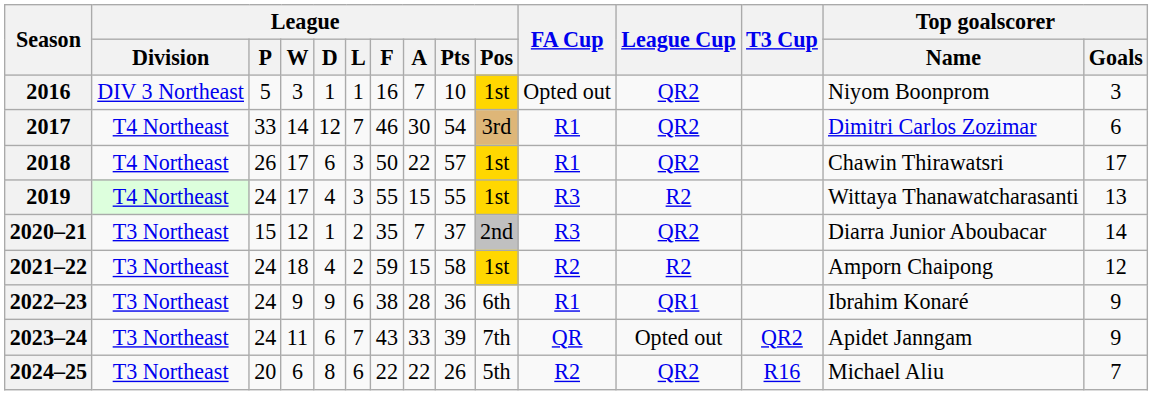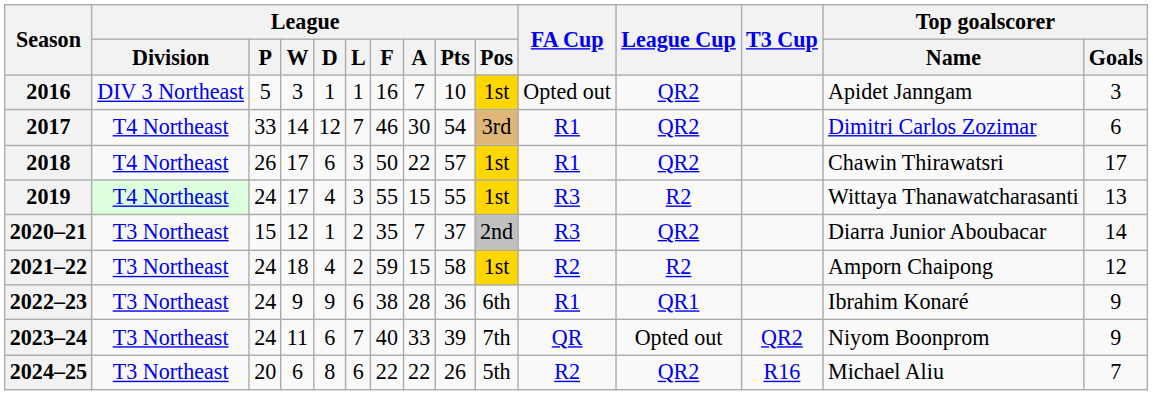(909, 92) Niyom Boonprom -> (900, 92) Apidet Janngam
(387, 337) 43 -> (387, 337) 40
(900, 337) Apidet Janngam -> (909, 337) Niyom Boonprom
